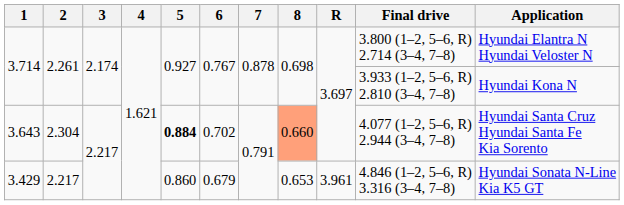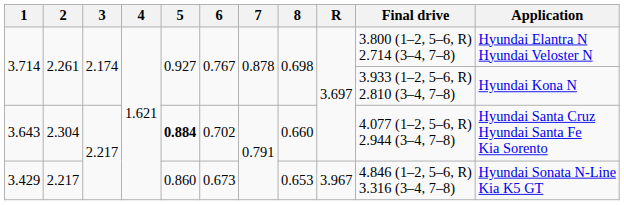(297, 133) lightsalmon background -> (297, 133) no background
(219, 180) 0.679 -> (219, 180) 0.673
(336, 180) 3.961 -> (336, 180) 3.967
